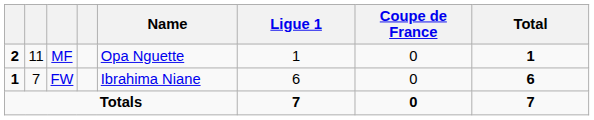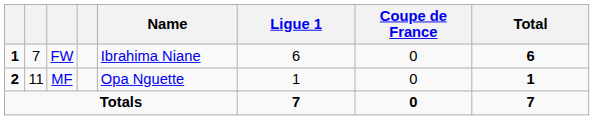rows swapped: (62, 79) <-> (62, 56)
